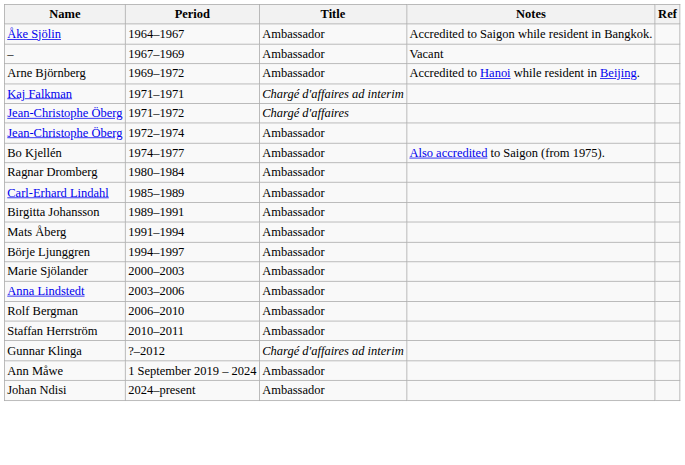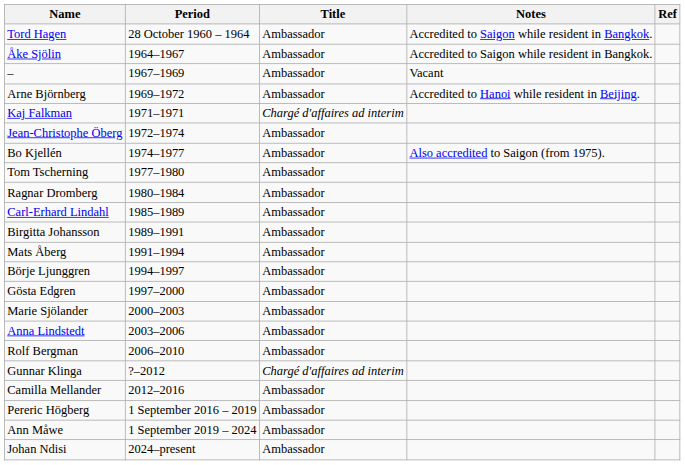+ row: (37, 34)
- row: (65, 113)
+ row: (48, 172)
+ row: (41, 291)
- row: (52, 331)
+ row: (54, 390)
+ row: (48, 410)
